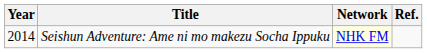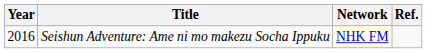(21, 36) 2014 -> (21, 36) 2016
